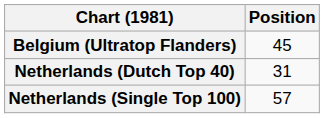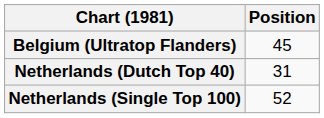(282, 98) 57 -> (282, 98) 52
